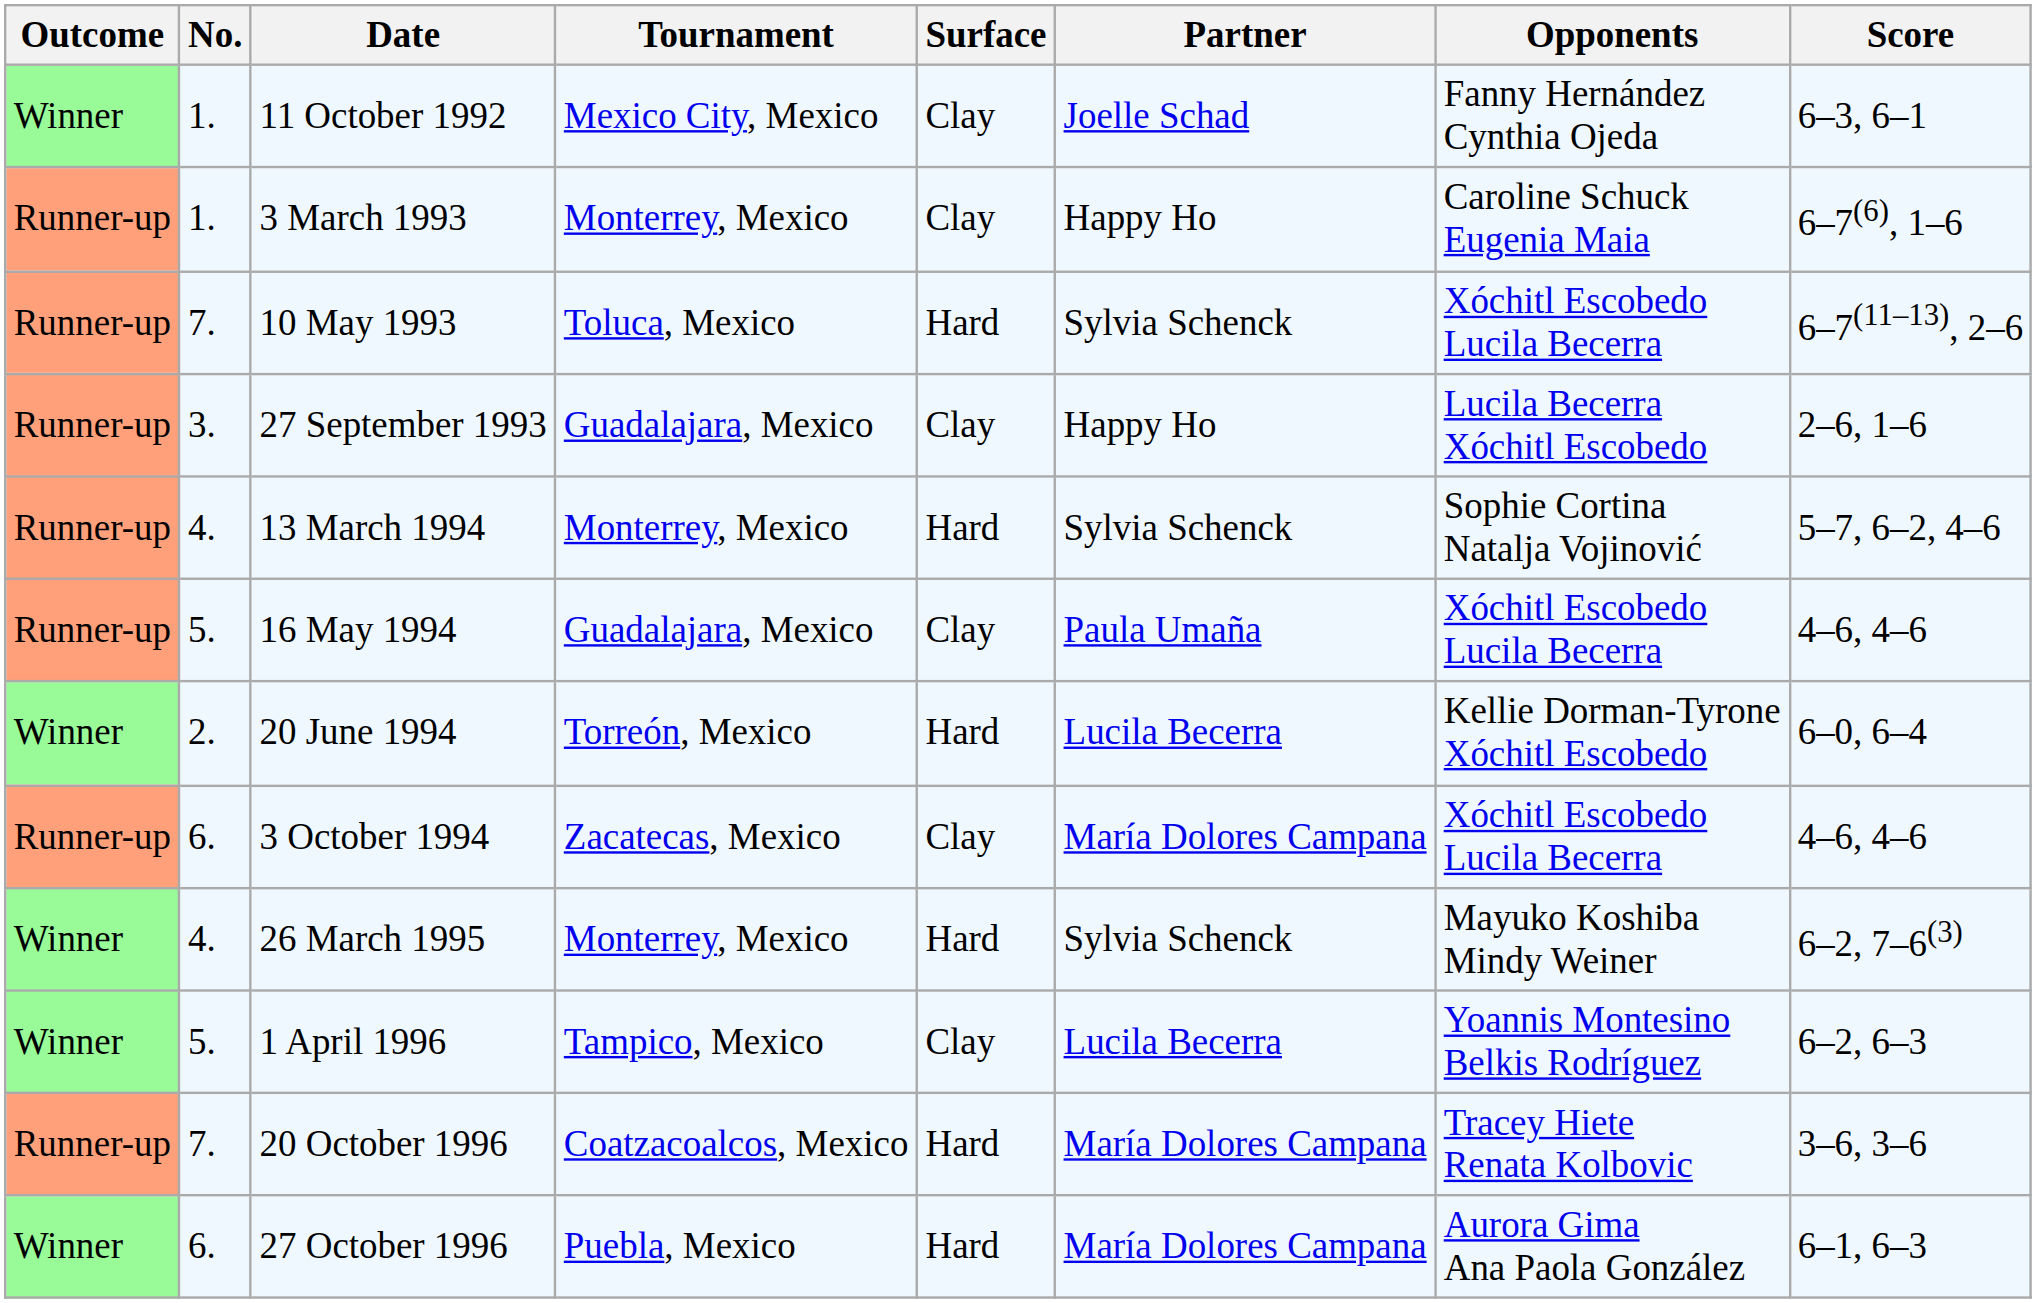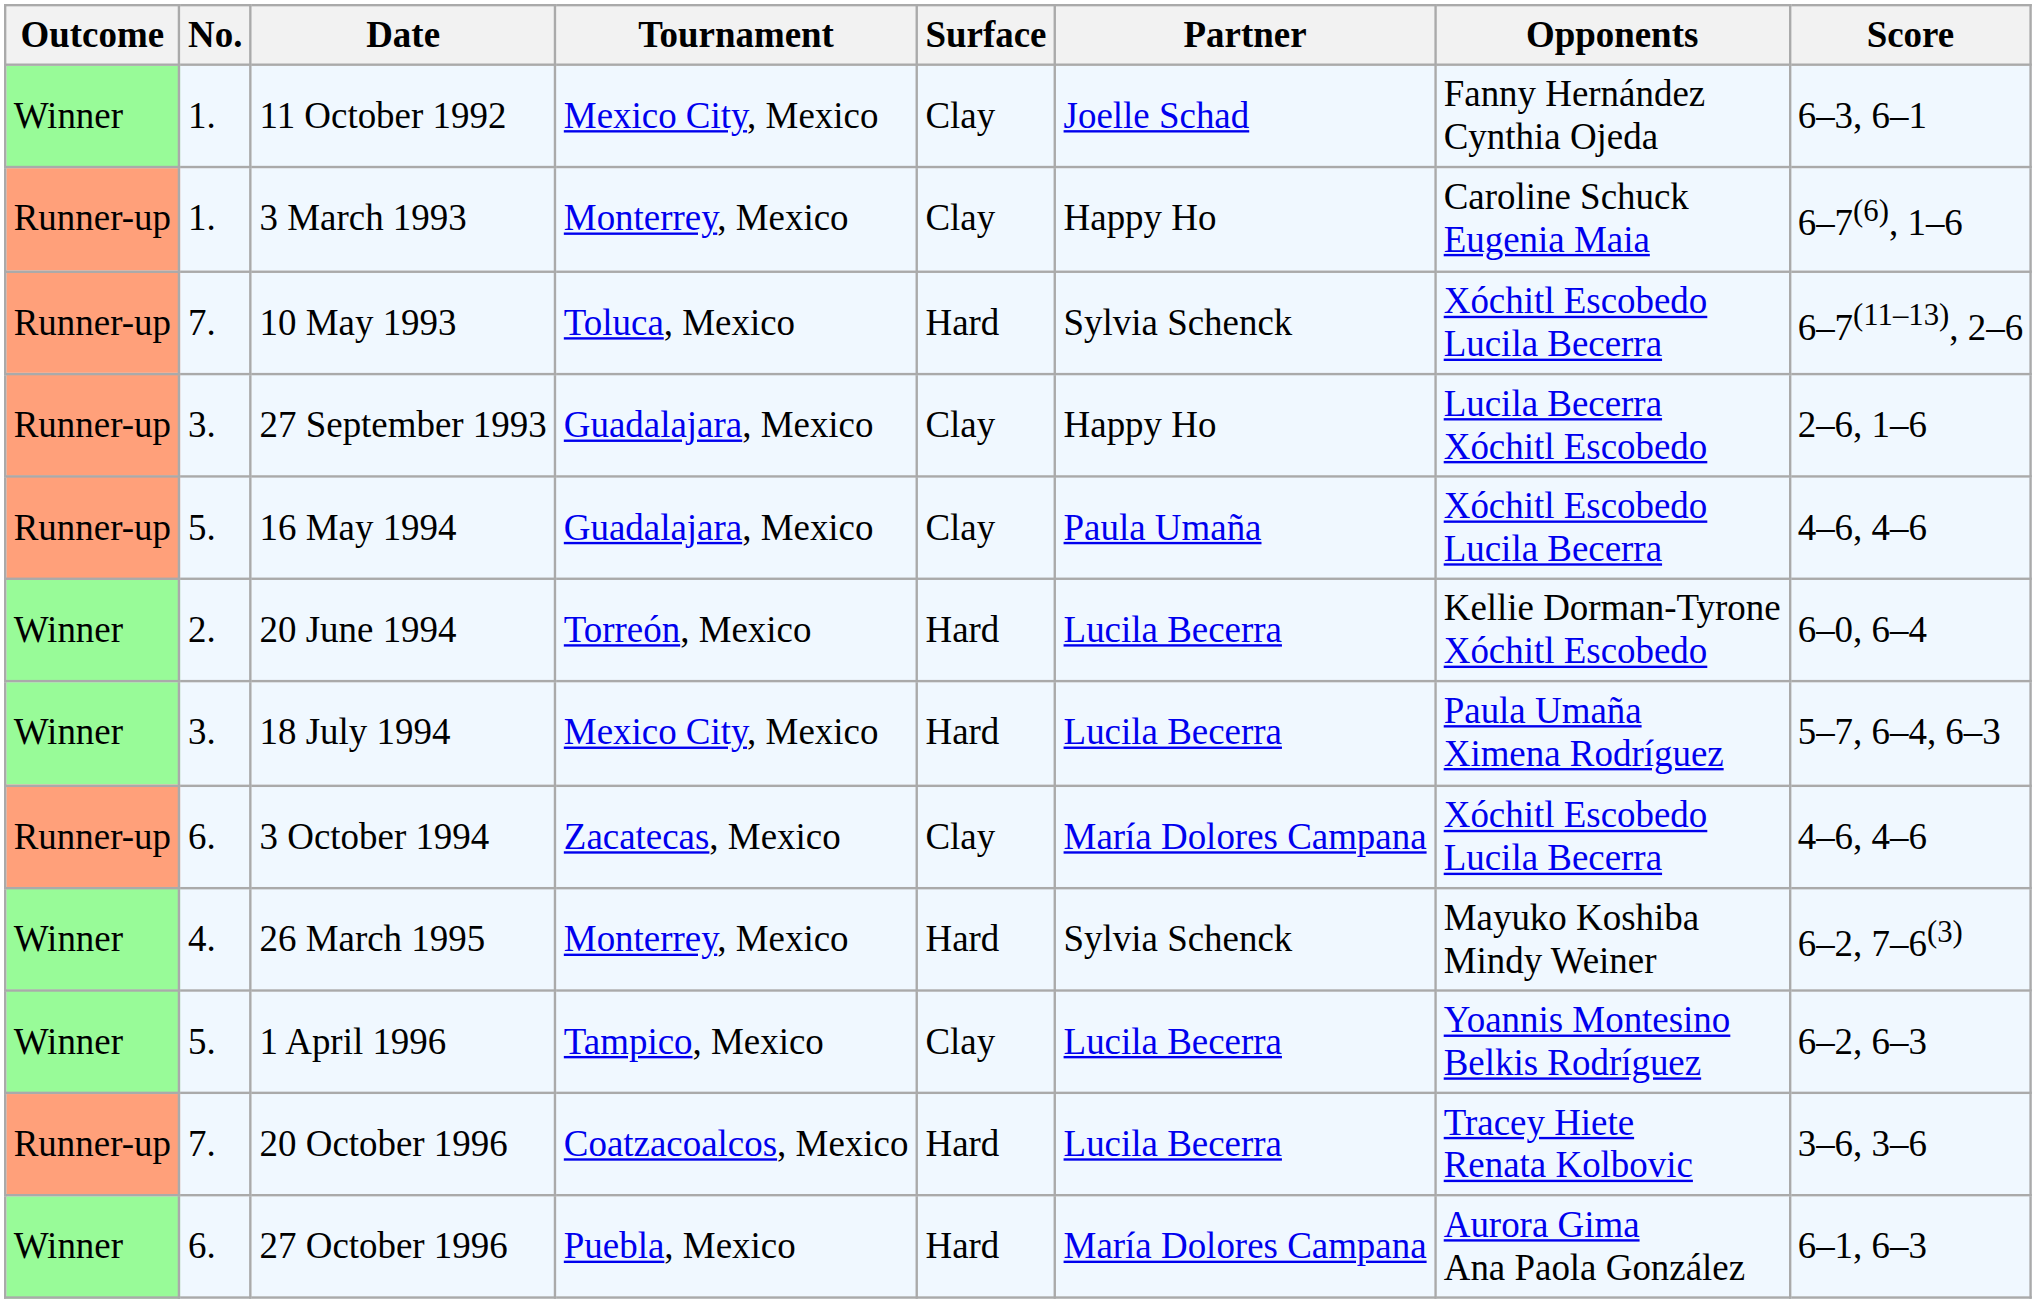- row: (372, 526)
+ row: (355, 732)
(1245, 1143) María Dolores Campana -> (1173, 1143) Lucila Becerra
